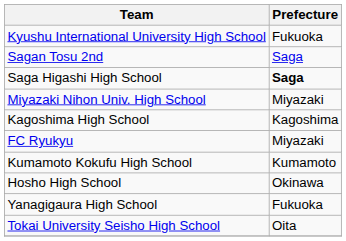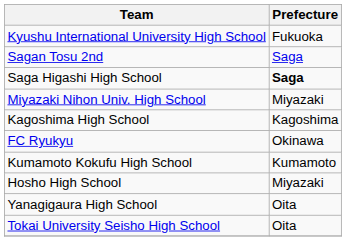(298, 141) Miyazaki -> (298, 141) Okinawa
(298, 183) Okinawa -> (298, 183) Miyazaki
(297, 204) Fukuoka -> (284, 204) Oita
